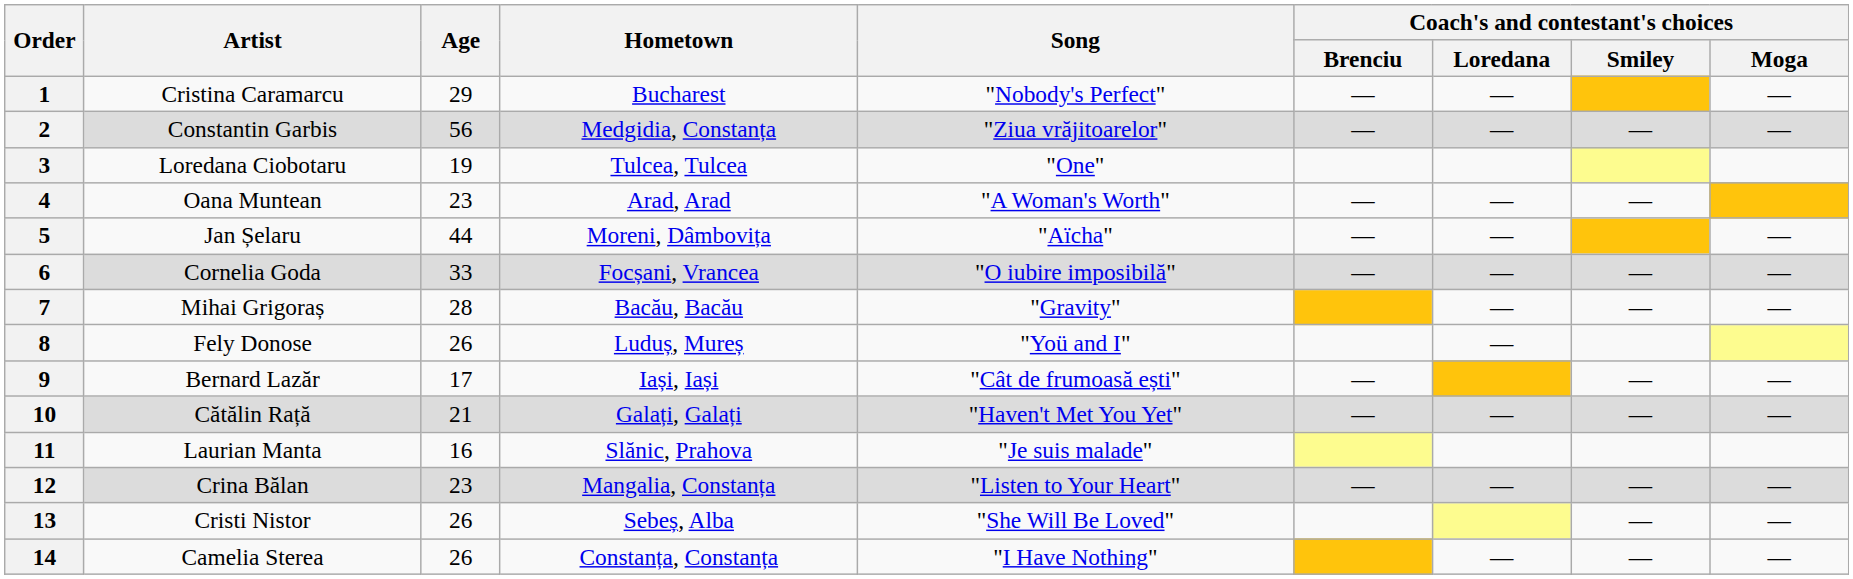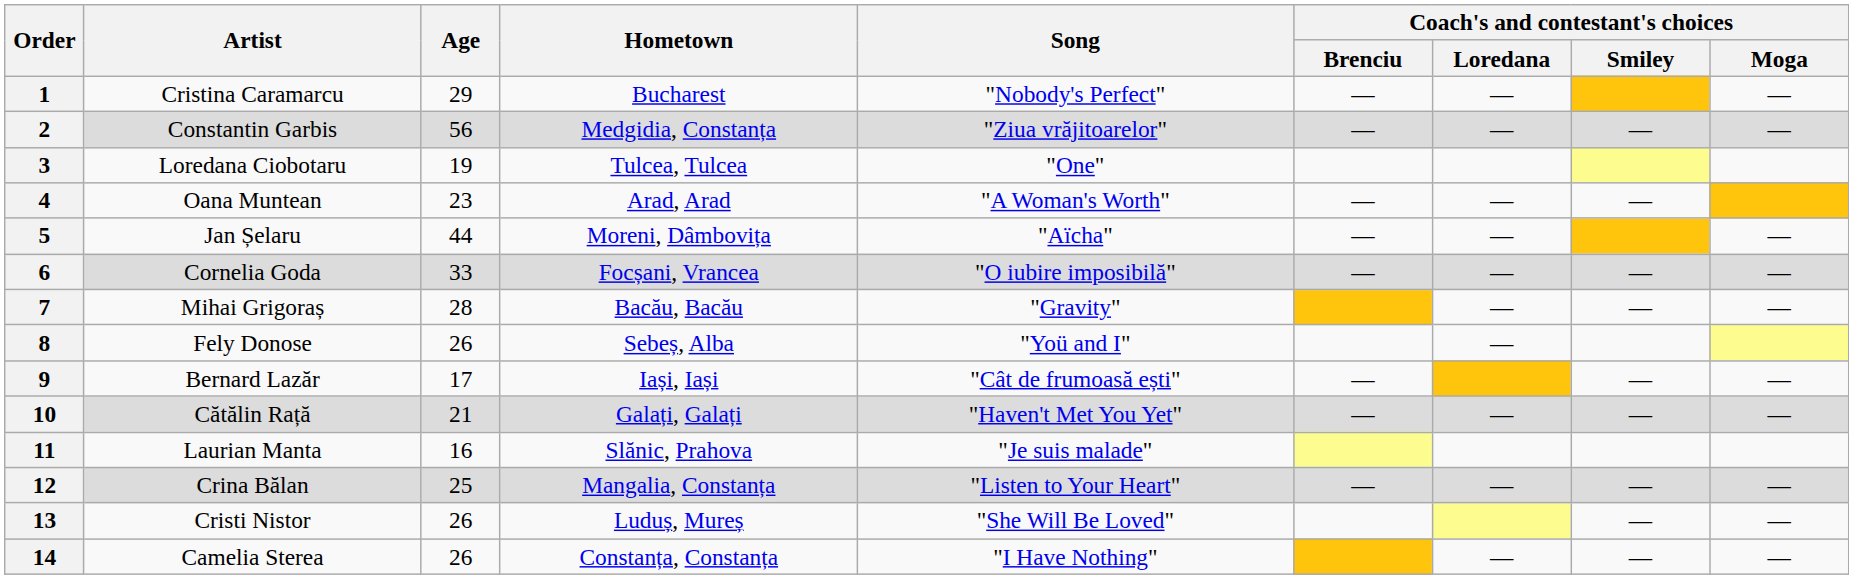(679, 343) Luduș, Mureș -> (679, 343) Sebeș, Alba
(461, 485) 23 -> (461, 485) 25
(679, 521) Sebeș, Alba -> (679, 521) Luduș, Mureș
